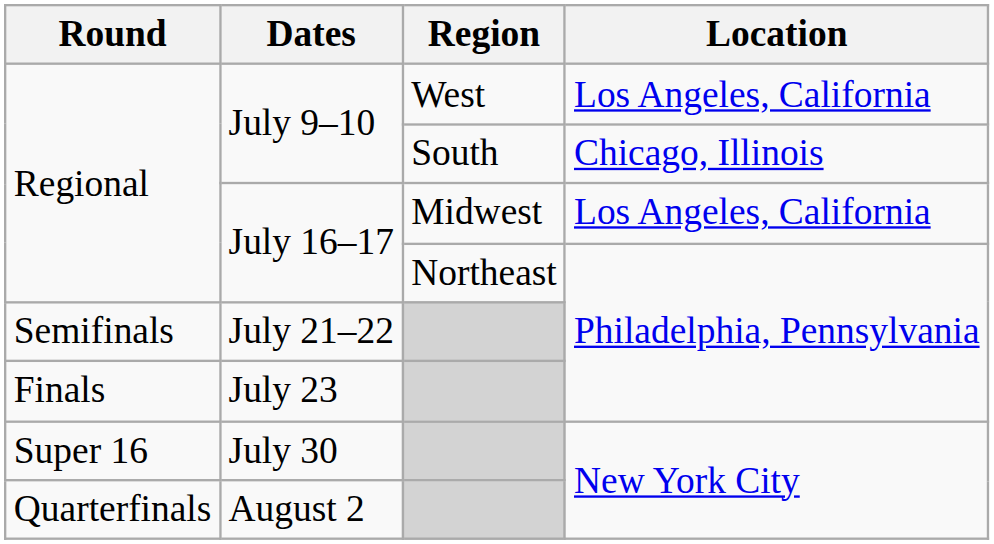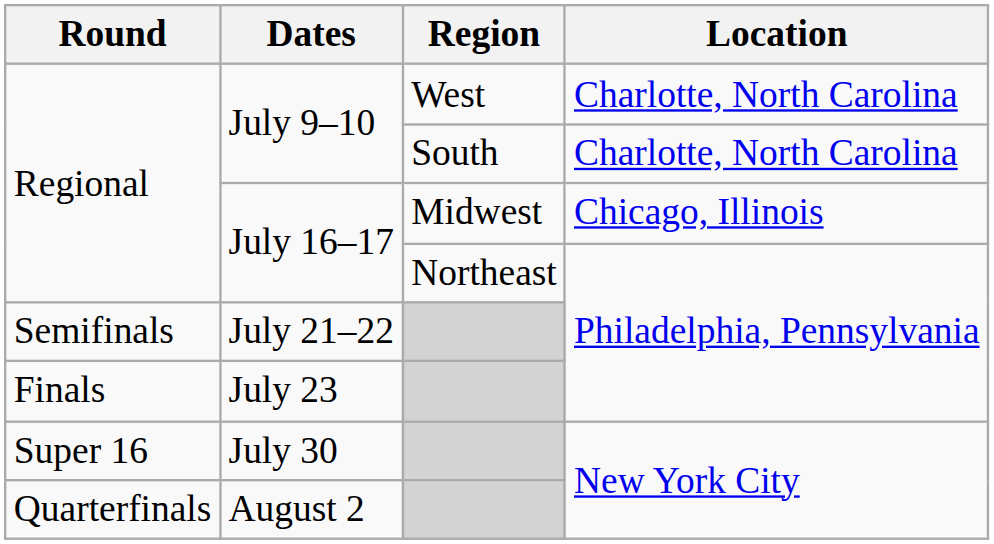(752, 93) Los Angeles, California -> (766, 93) Charlotte, North Carolina
(699, 152) Chicago, Illinois -> (766, 152) Charlotte, North Carolina
(752, 212) Los Angeles, California -> (699, 212) Chicago, Illinois
